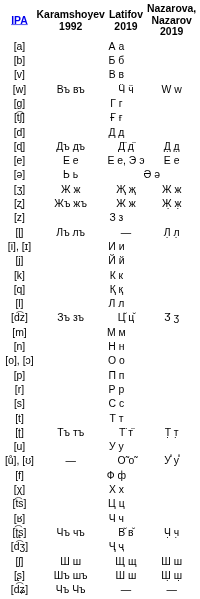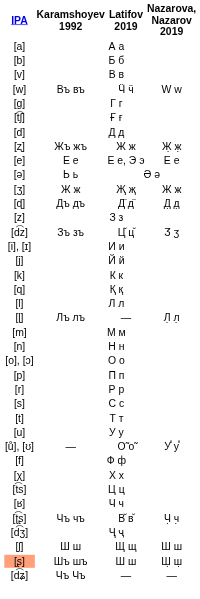rows swapped: (71, 146) <-> (71, 203)
rows swapped: (71, 318) <-> (71, 232)
- row: (71, 432)
(19, 575) no background -> (19, 561) lightsalmon background
